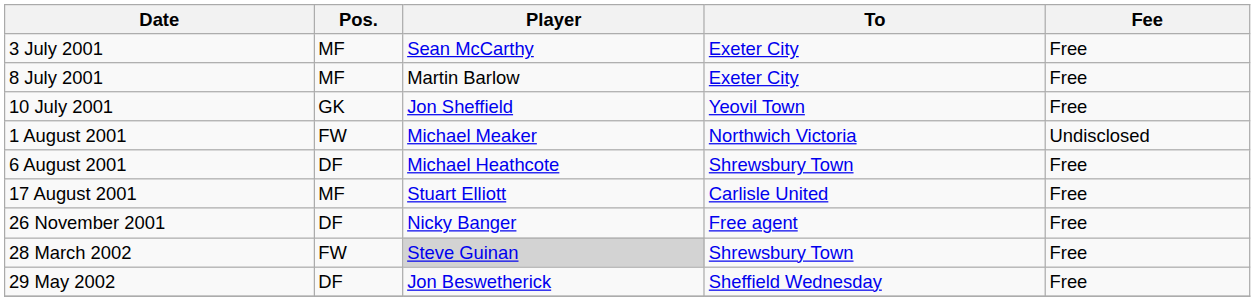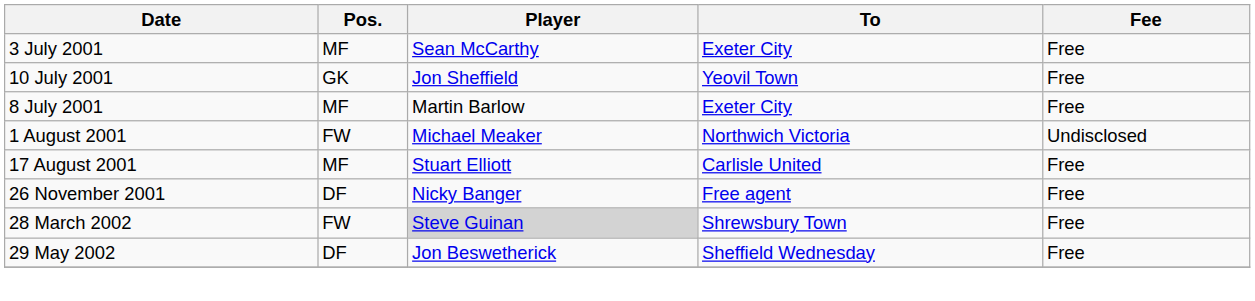rows swapped: (56, 78) <-> (61, 107)
- row: (68, 165)
